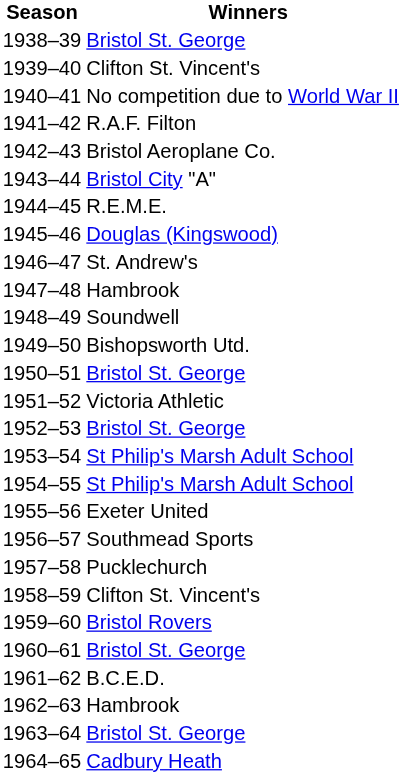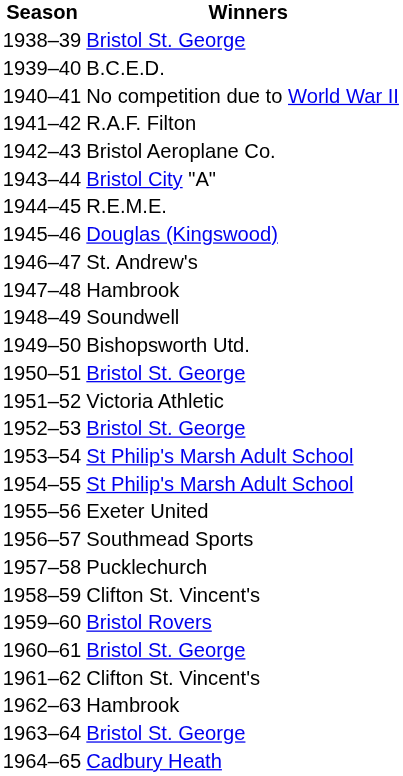(173, 68) Clifton St. Vincent's -> (126, 68) B.C.E.D.
(126, 678) B.C.E.D. -> (173, 678) Clifton St. Vincent's
